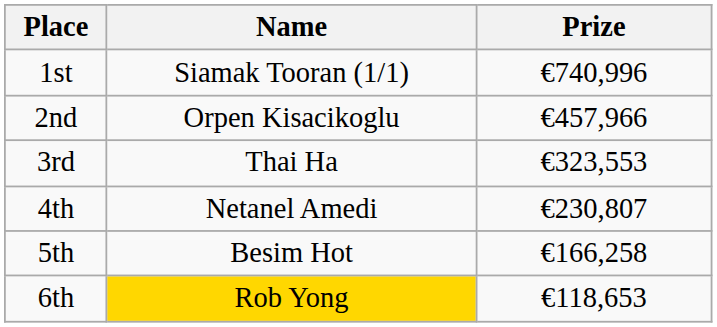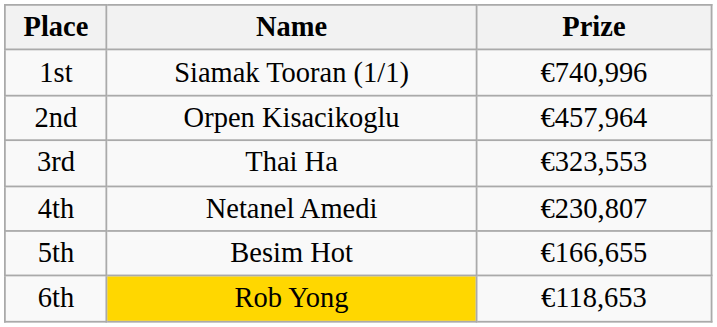(594, 117) €457,966 -> (594, 117) €457,964
(594, 252) €166,258 -> (594, 252) €166,655
